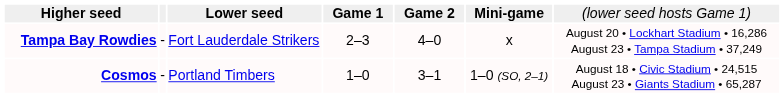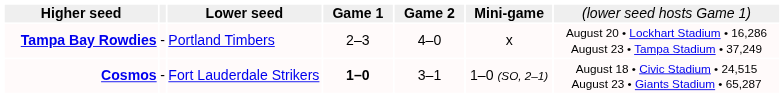(244, 40) Fort Lauderdale Strikers -> (222, 40) Portland Timbers
(222, 76) Portland Timbers -> (244, 76) Fort Lauderdale Strikers
(358, 76) normal -> (358, 76) bold
